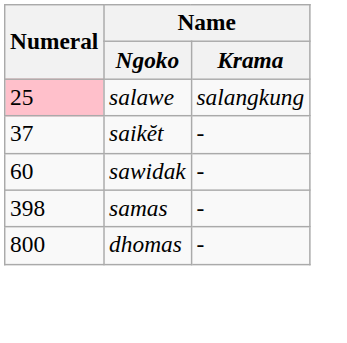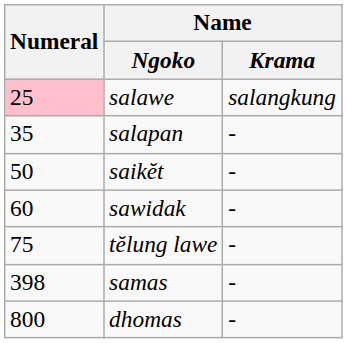+ row: (146, 134)
(22, 134) 37 -> (22, 171) 50
+ row: (163, 245)
